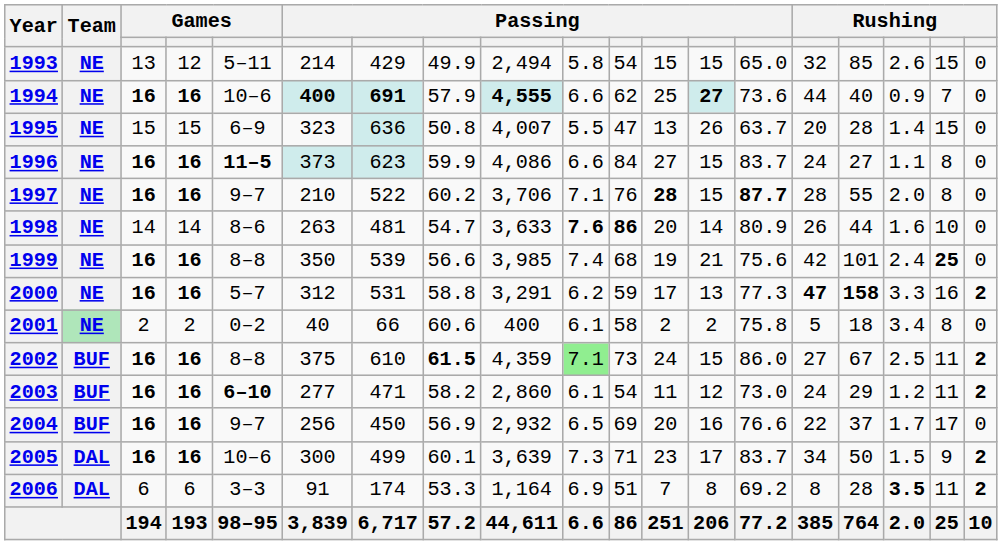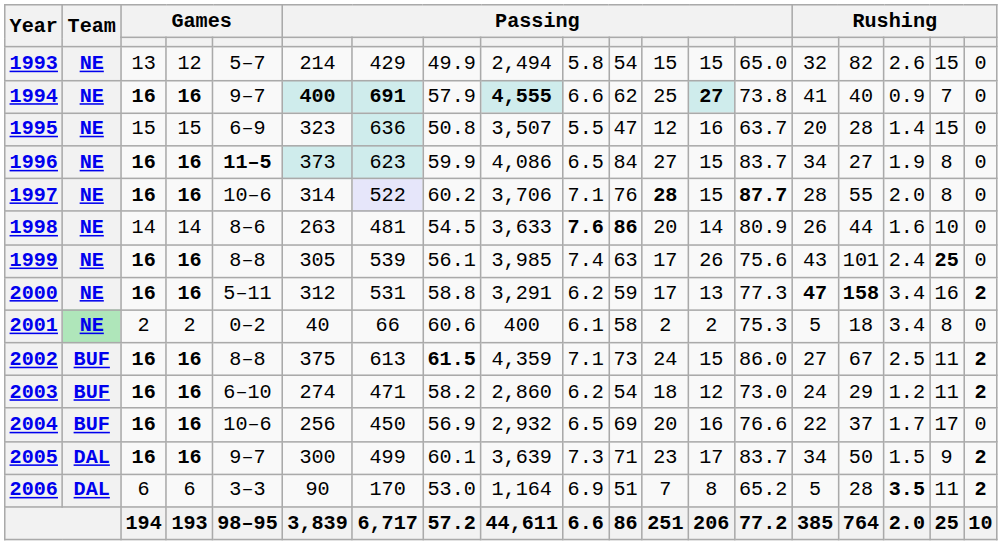(247, 64) 5–11 -> (247, 64) 5–7
(861, 64) 85 -> (861, 64) 82
(247, 96) 10–6 -> (247, 96) 9–7
(763, 96) 73.6 -> (763, 96) 73.8
(815, 96) 44 -> (815, 96) 41
(522, 129) 4,007 -> (522, 129) 3,507
(665, 129) 13 -> (665, 129) 12
(711, 129) 26 -> (711, 129) 16
(586, 162) 6.6 -> (586, 162) 6.5
(815, 162) 24 -> (815, 162) 34
(907, 162) 1.1 -> (907, 162) 1.9
(247, 195) 9–7 -> (247, 195) 10–6
(318, 195) 210 -> (318, 195) 314
(388, 195) no background -> (388, 195) lavender background
(452, 228) 54.7 -> (452, 228) 54.5
(318, 261) 350 -> (318, 261) 305
(452, 261) 56.6 -> (452, 261) 56.1
(626, 261) 68 -> (626, 261) 63
(665, 261) 19 -> (665, 261) 17
(711, 261) 21 -> (711, 261) 26
(815, 261) 42 -> (815, 261) 43
(247, 294) 5–7 -> (247, 294) 5–11
(907, 294) 3.3 -> (907, 294) 3.4
(763, 326) 75.8 -> (763, 326) 75.3
(388, 359) 610 -> (388, 359) 613
(586, 359) lightgreen background -> (586, 359) no background
(247, 392) bold -> (247, 392) normal
(318, 392) 277 -> (318, 392) 274
(586, 392) 6.1 -> (586, 392) 6.2
(665, 392) 11 -> (665, 392) 18
(247, 425) 9–7 -> (247, 425) 10–6
(247, 458) 10–6 -> (247, 458) 9–7
(318, 491) 91 -> (318, 491) 90
(388, 491) 174 -> (388, 491) 170
(452, 491) 53.3 -> (452, 491) 53.0
(763, 491) 69.2 -> (763, 491) 65.2
(815, 491) 8 -> (815, 491) 5
